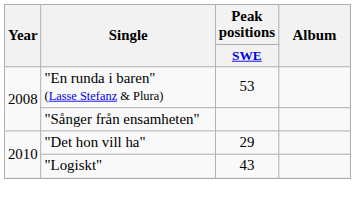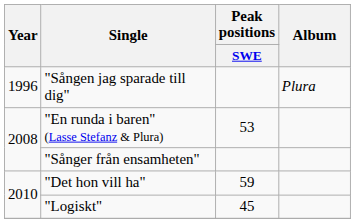+ row: (115, 87)
(247, 142) 29 -> (247, 183) 59
(247, 166) 43 -> (247, 206) 45
